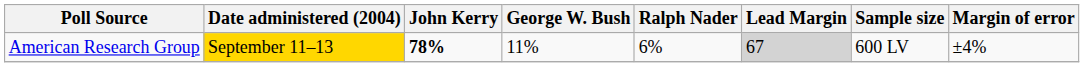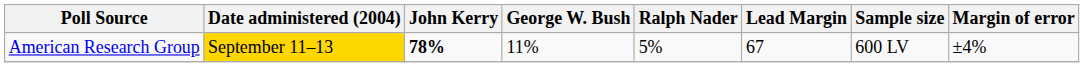(651, 47) 6% -> (651, 47) 5%
(755, 47) lightgrey background -> (755, 47) no background
